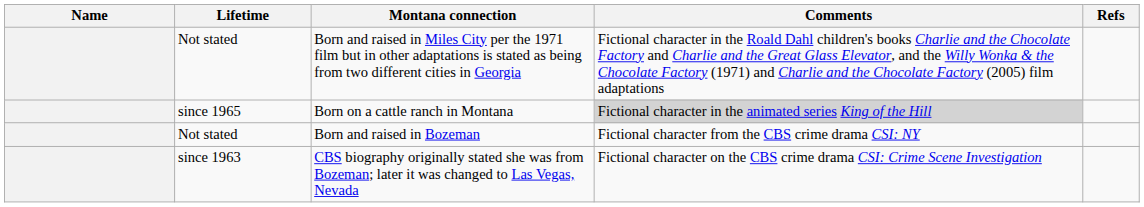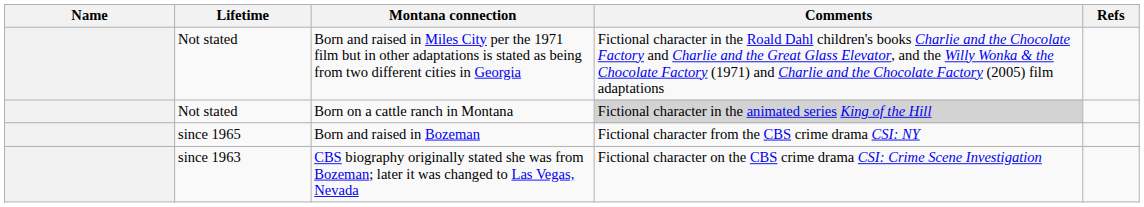(209, 111) since 1965 -> (208, 111) Not stated
(208, 134) Not stated -> (209, 134) since 1965
